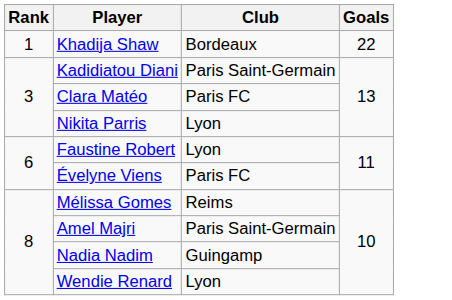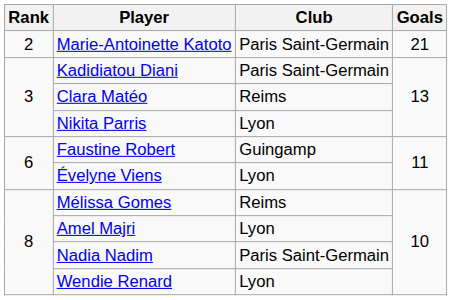- row: (108, 44)
+ row: (144, 44)
(218, 96) Paris FC -> (263, 96) Reims
(203, 149) Lyon -> (278, 149) Guingamp
(218, 176) Paris FC -> (257, 176) Lyon
(260, 228) Paris Saint-Germain -> (257, 228) Lyon
(224, 255) Guingamp -> (314, 255) Paris Saint-Germain
